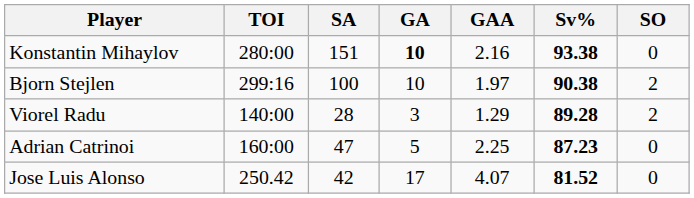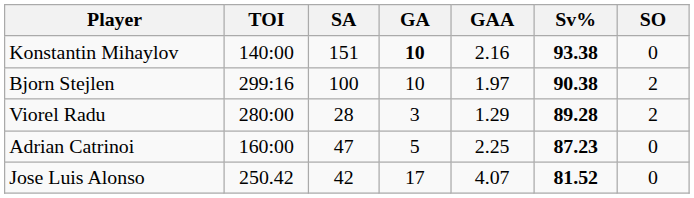(266, 51) 280:00 -> (266, 51) 140:00
(266, 114) 140:00 -> (266, 114) 280:00
